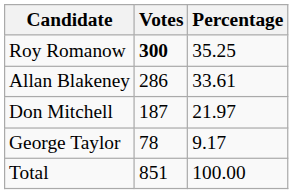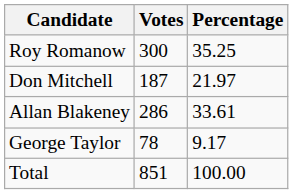(153, 50) bold -> (153, 50) normal
rows swapped: (70, 81) <-> (61, 111)
